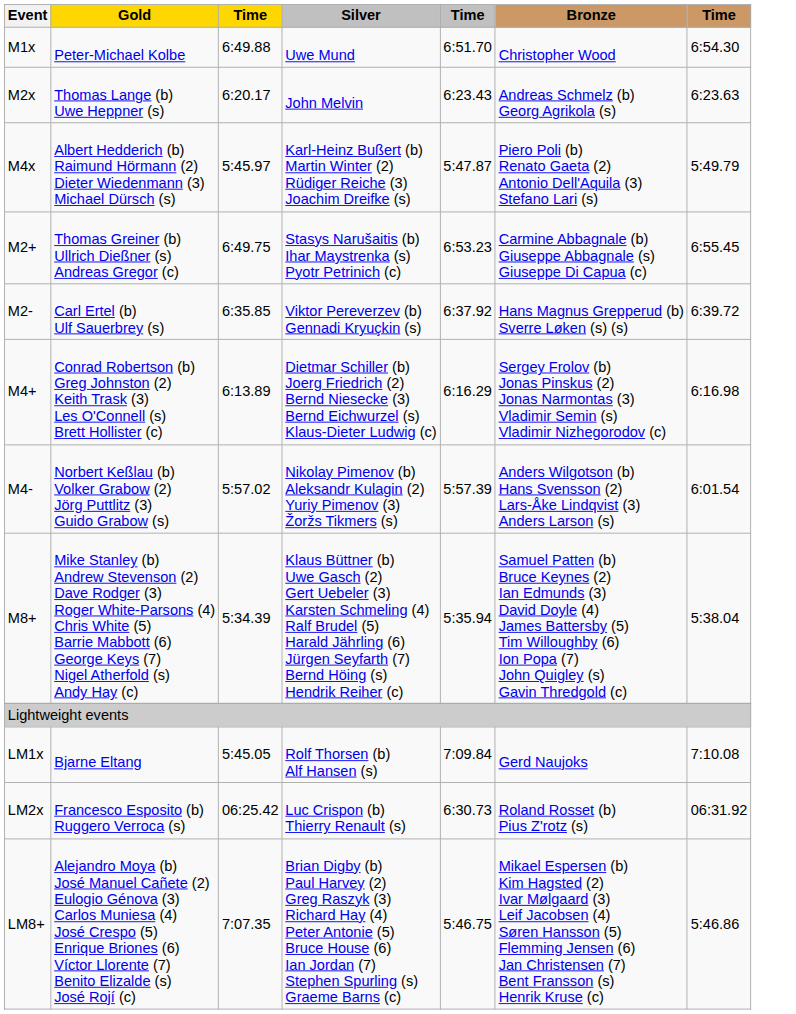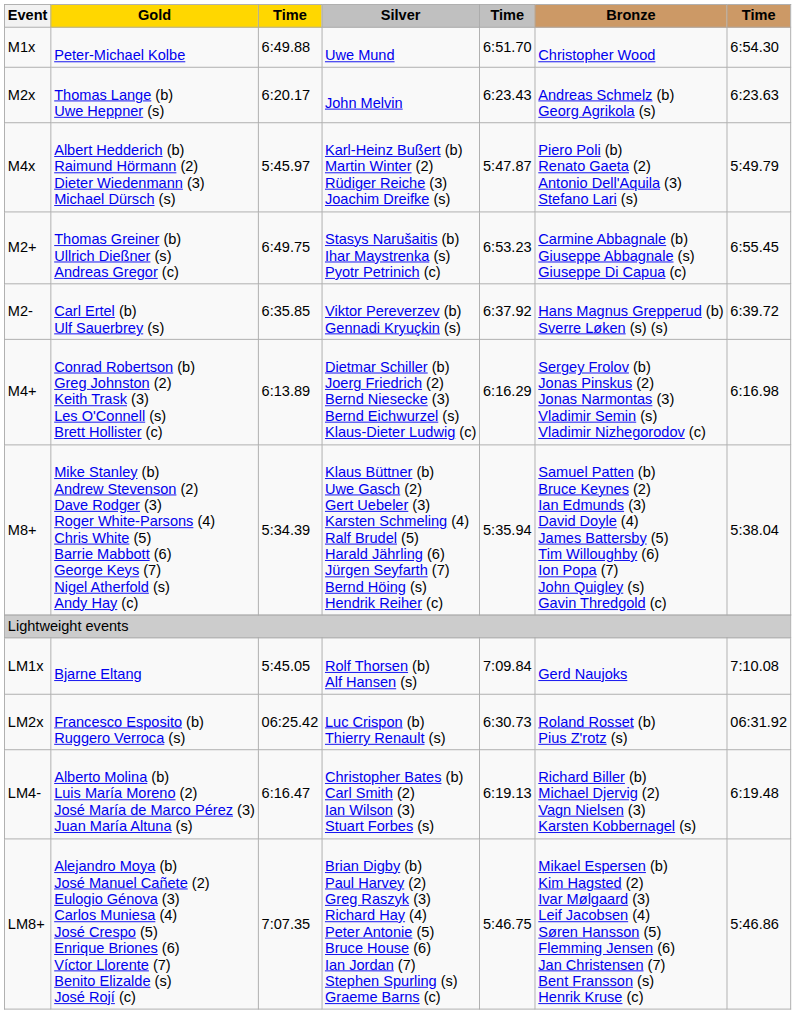- row: (20, 488)
+ row: (24, 794)
